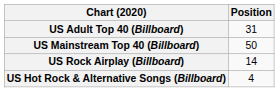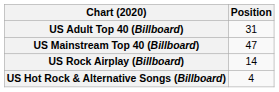(251, 45) 50 -> (251, 45) 47
